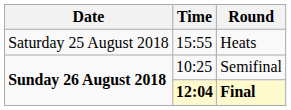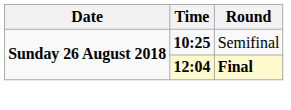- row: (238, 42)
(194, 67) normal -> (192, 42) bold
